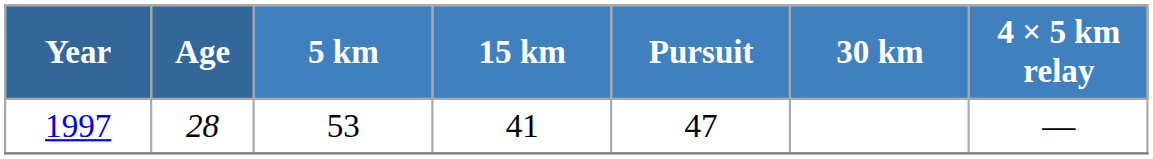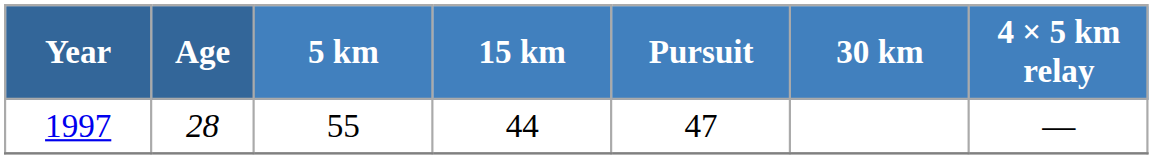(343, 125) 53 -> (343, 125) 55
(522, 125) 41 -> (522, 125) 44
